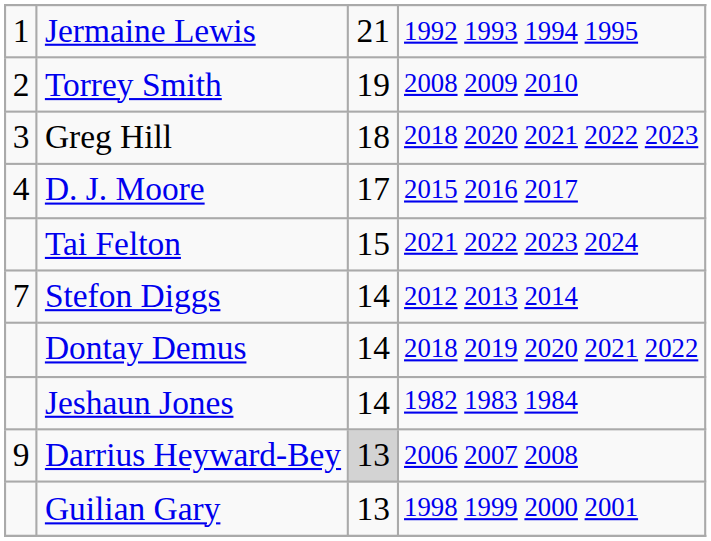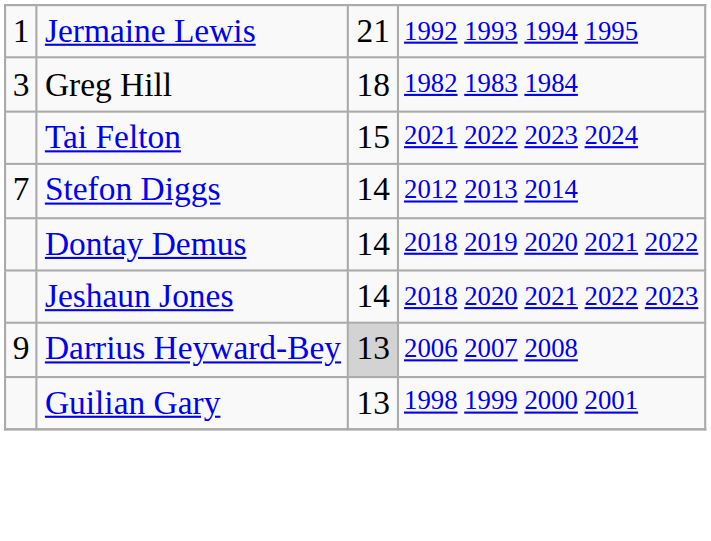- row: (133, 84)
(551, 137) 2018 2020 2021 2022 2023 -> (491, 84) 1982 1983 1984
- row: (125, 190)
(491, 402) 1982 1983 1984 -> (551, 296) 2018 2020 2021 2022 2023
